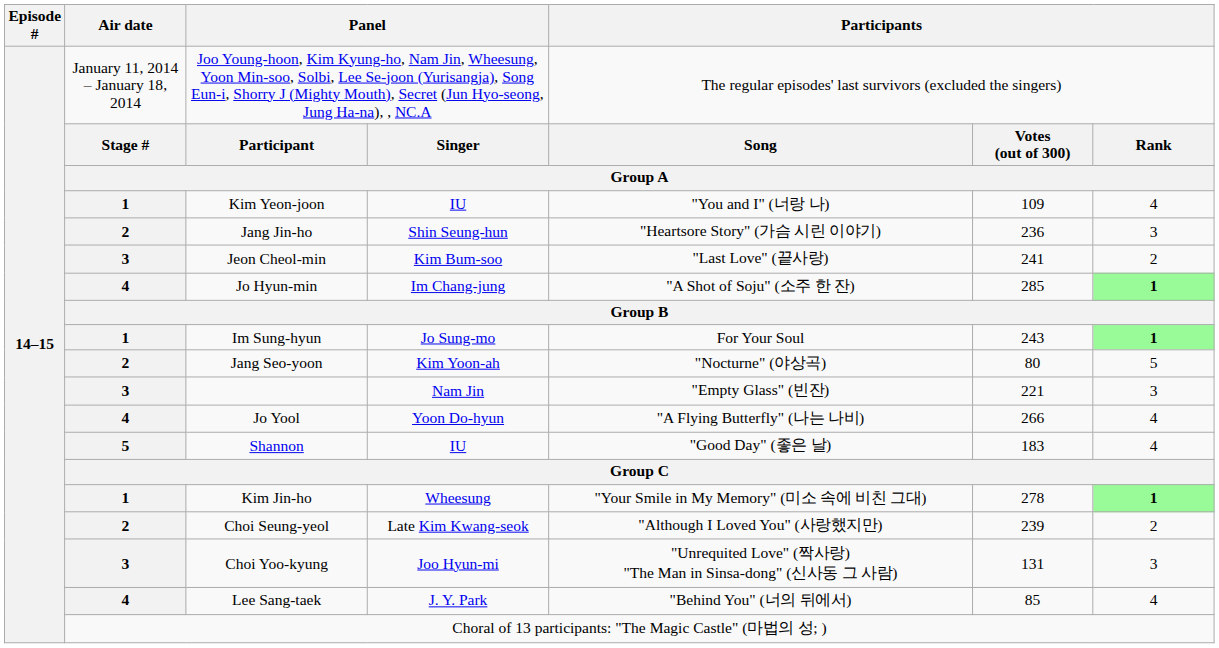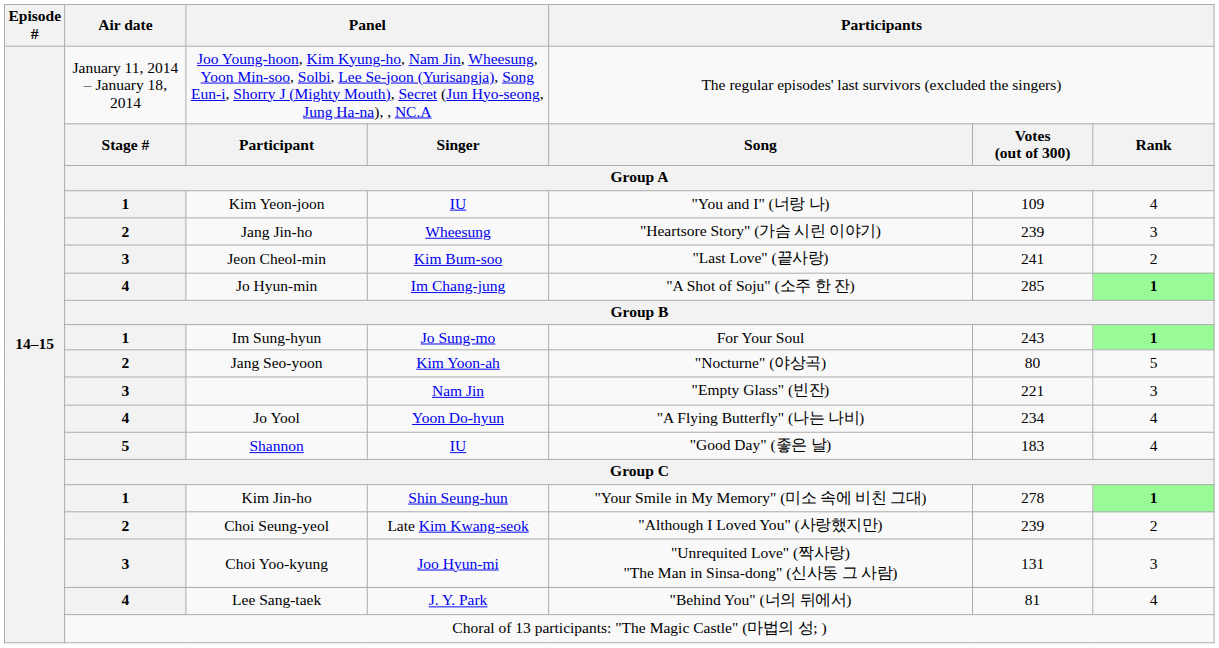(458, 231) Shin Seung-hun -> (458, 231) Wheesung
(1033, 231) 236 -> (1033, 231) 239
(1033, 418) 266 -> (1033, 418) 234
(458, 498) Wheesung -> (458, 498) Shin Seung-hun
(1033, 600) 85 -> (1033, 600) 81
